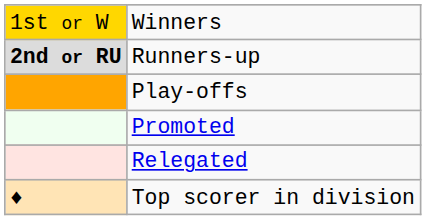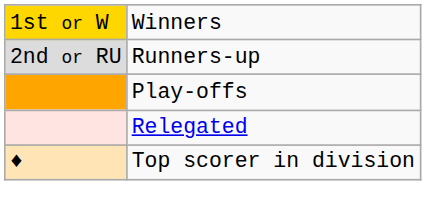(66, 57) bold -> (66, 57) normal
- row: (183, 127)
